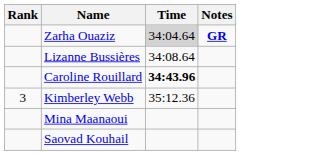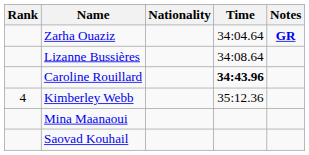+ column: (180, 14)
(172, 35) lightgrey background -> (240, 35) no background
(23, 98) 3 -> (23, 98) 4
